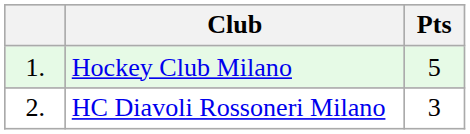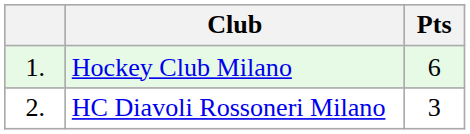(434, 66) 5 -> (434, 66) 6
